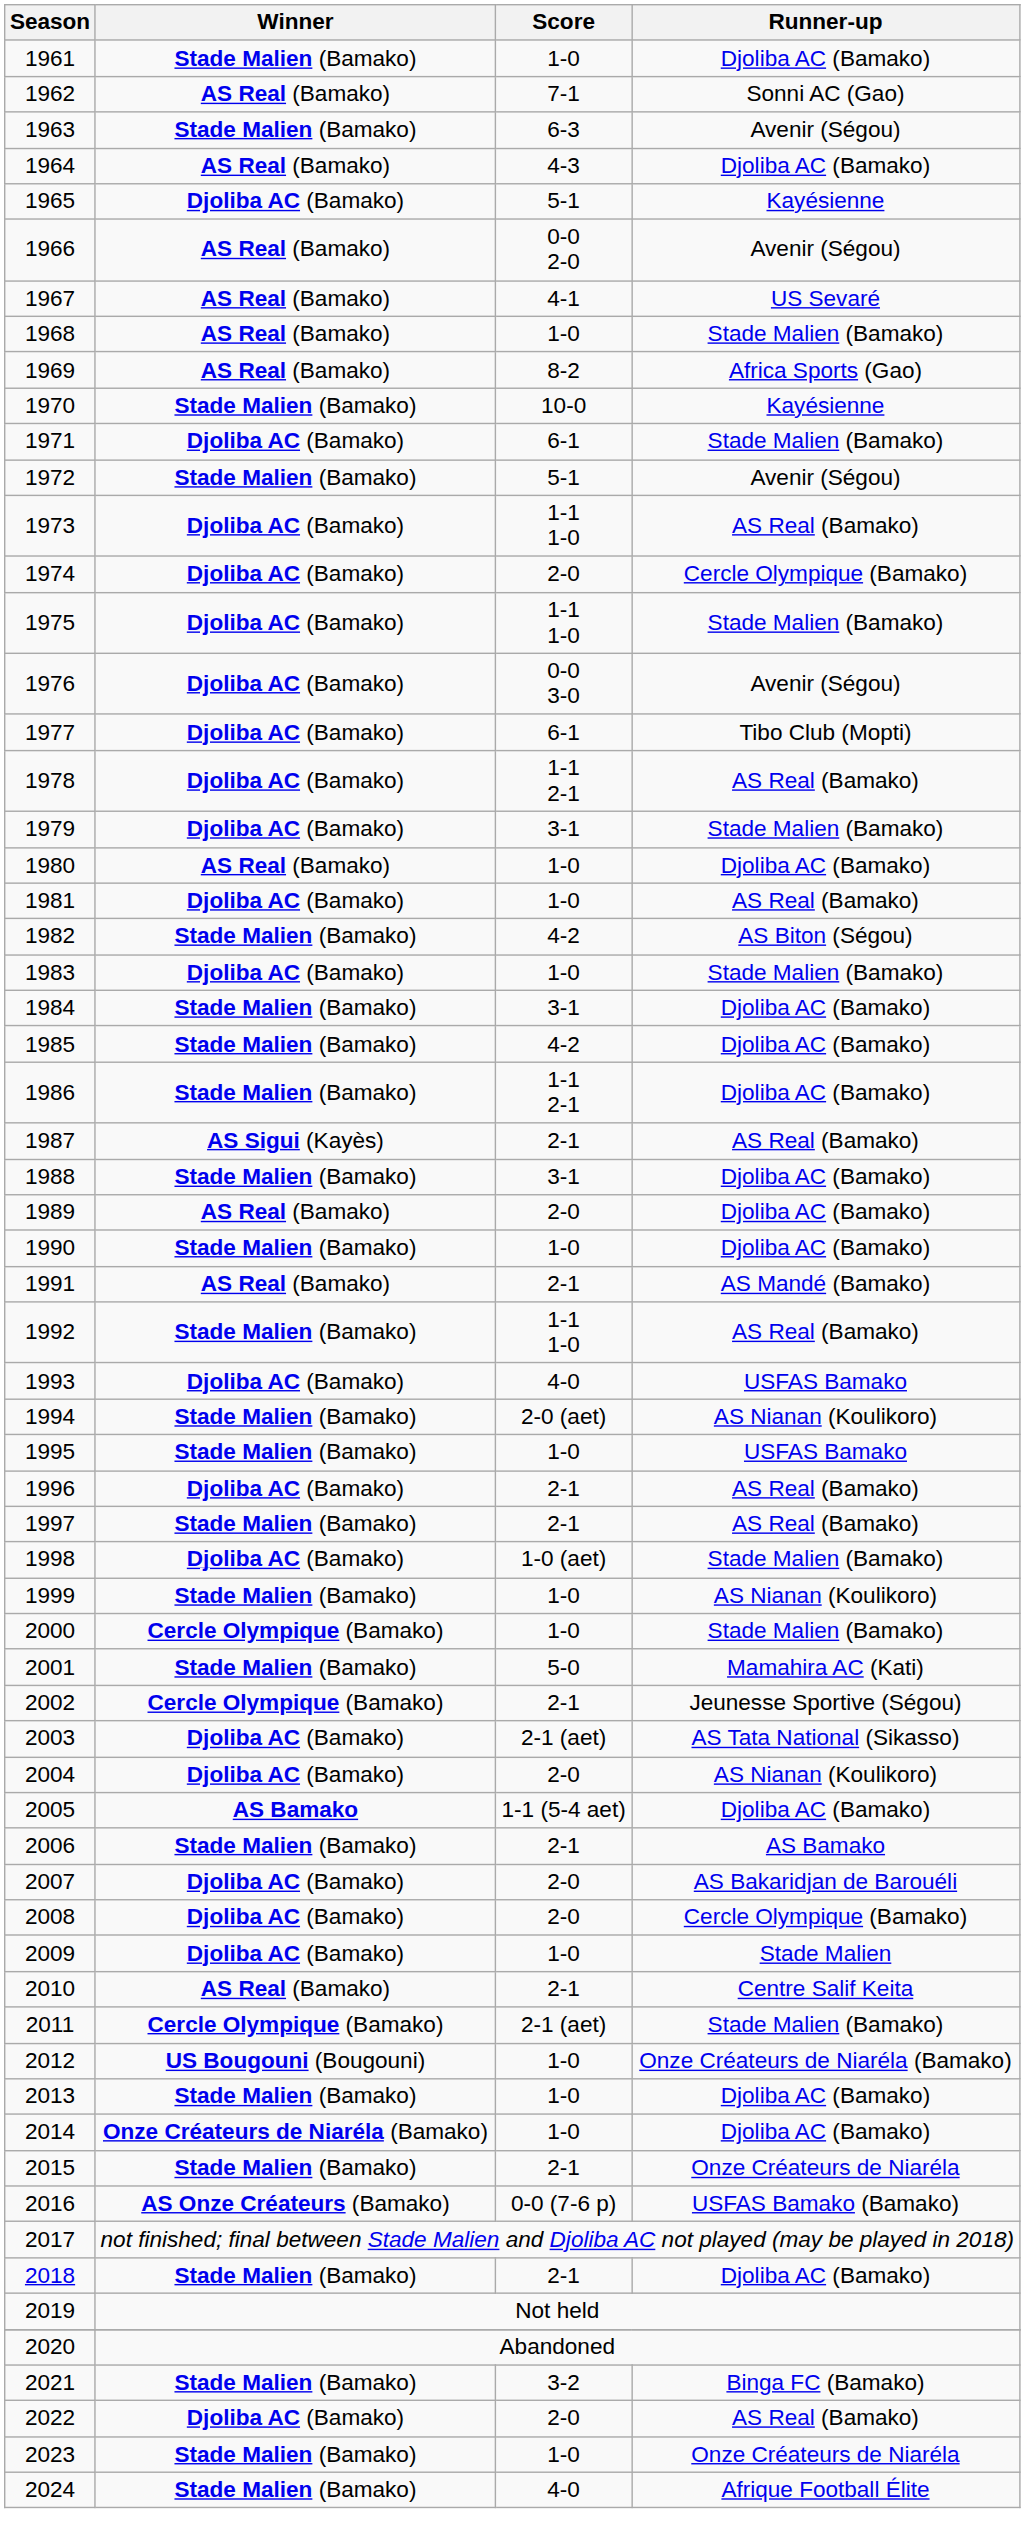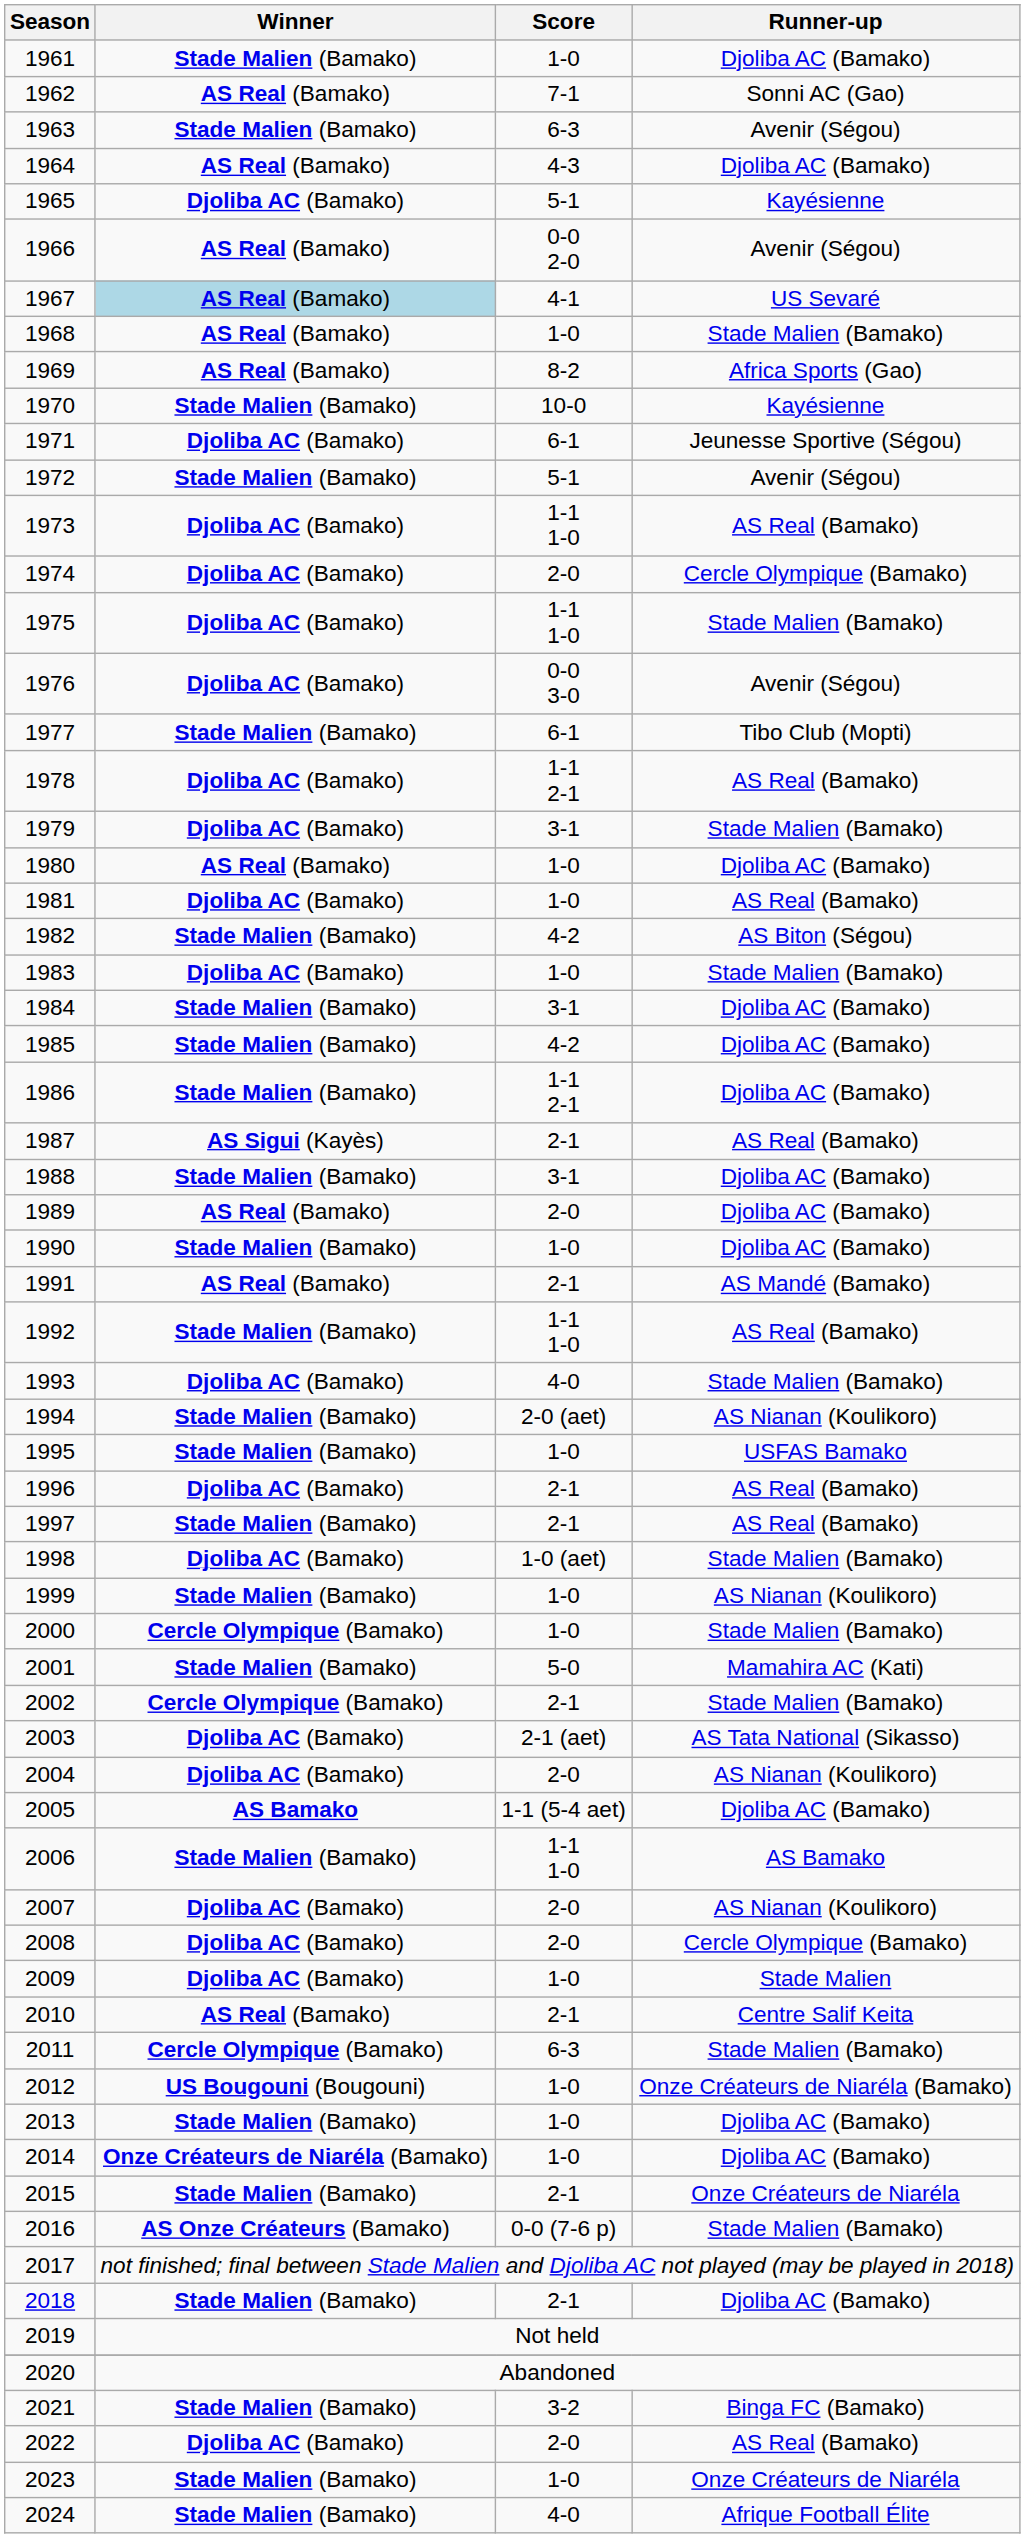(295, 298) no background -> (295, 298) lightblue background
(825, 441) Stade Malien (Bamako) -> (825, 441) Jeunesse Sportive (Ségou)
(295, 732) Djoliba AC (Bamako) -> (295, 732) Stade Malien (Bamako)
(825, 1380) USFAS Bamako -> (825, 1380) Stade Malien (Bamako)
(825, 1702) Jeunesse Sportive (Ségou) -> (825, 1702) Stade Malien (Bamako)
(564, 1845) 2-1 -> (564, 1858) 1-1 1-0
(825, 1881) AS Bakaridjan de Barouéli -> (825, 1907) AS Nianan (Koulikoro)
(564, 2024) 2-1 (aet) -> (564, 2050) 6-3
(825, 2203) USFAS Bamako (Bamako) -> (825, 2229) Stade Malien (Bamako)
